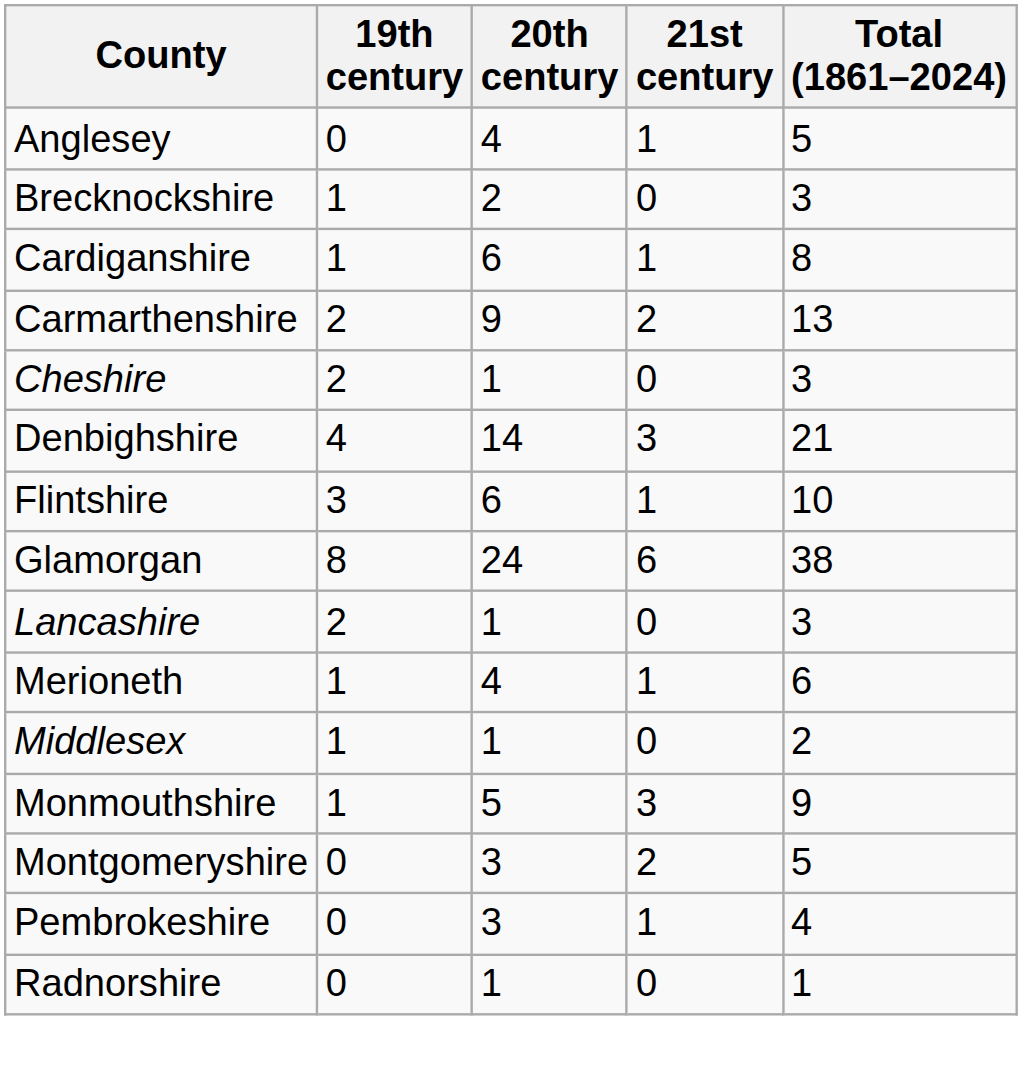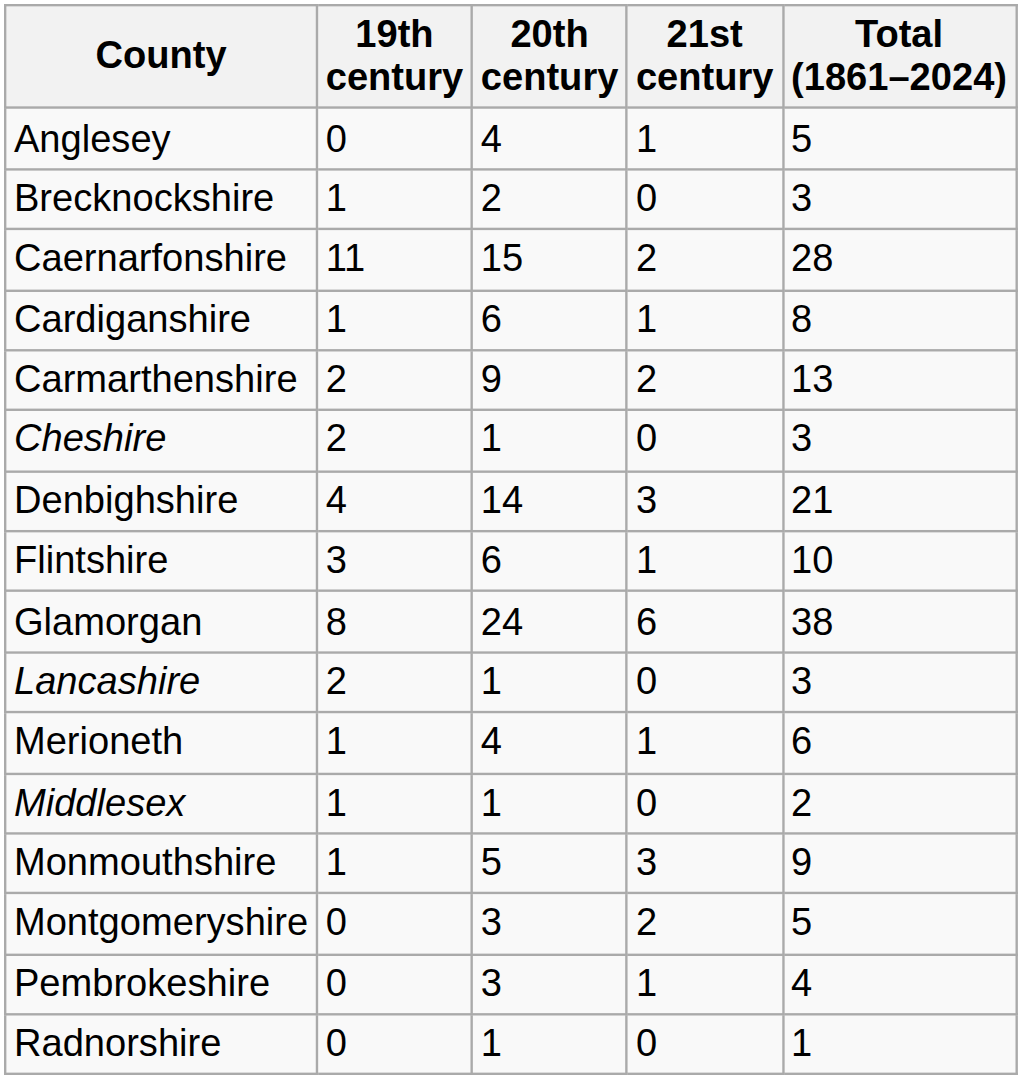+ row: (151, 258)
